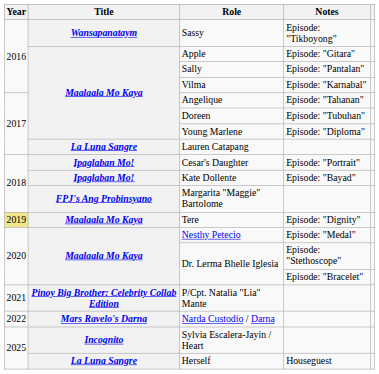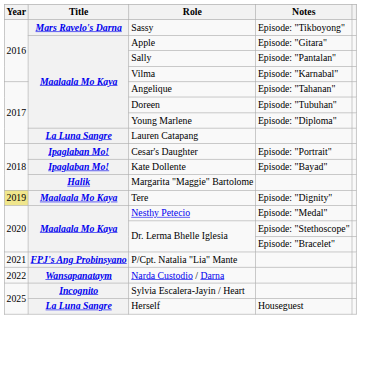(104, 33) Wansapanataym -> (79, 27) Mars Ravelo's Darna
(104, 198) FPJ's Ang Probinsyano -> (79, 182) Halik
(104, 298) Pinoy Big Brother: Celebrity Collab Edition -> (79, 259) FPJ's Ang Probinsyano
(104, 319) Mars Ravelo's Darna -> (79, 275) Wansapanataym
